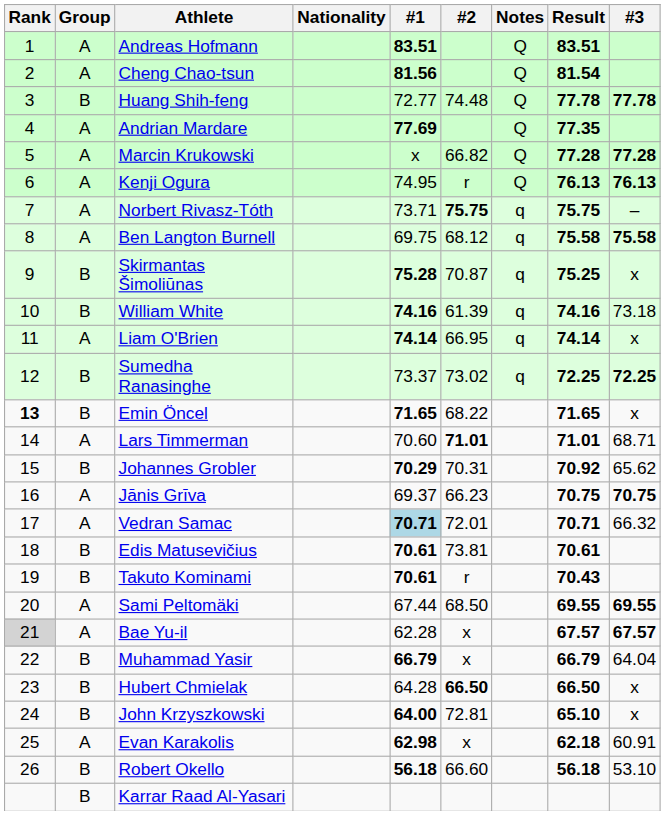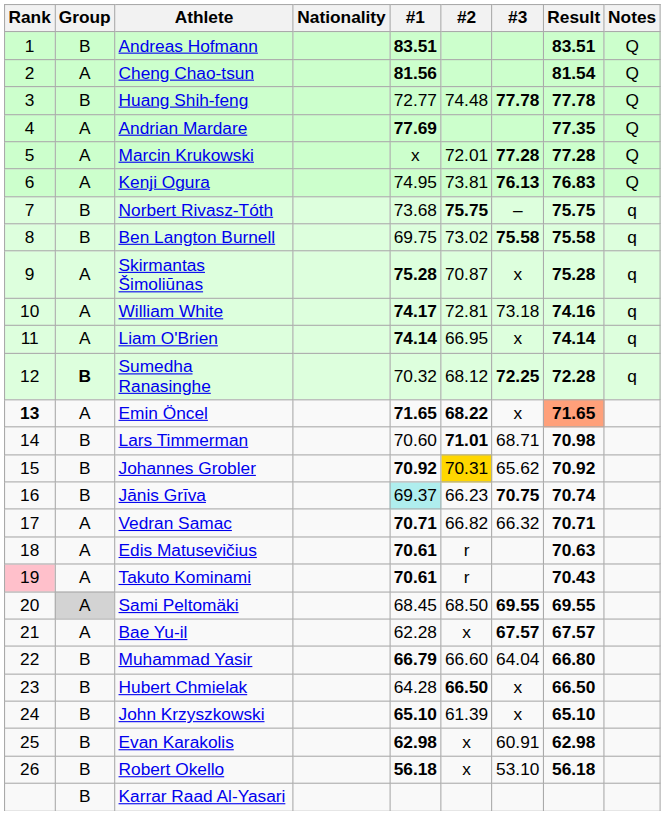columns swapped: (634, 18) <-> (520, 18)
(85, 45) A -> (85, 45) B
(467, 155) 66.82 -> (467, 155) 72.01
(467, 182) r -> (467, 182) 73.81
(578, 182) 76.13 -> (574, 182) 76.83
(85, 210) A -> (85, 210) B
(415, 210) 73.71 -> (415, 210) 73.68
(85, 237) A -> (85, 237) B
(467, 237) 68.12 -> (467, 237) 73.02
(85, 274) B -> (85, 274) A
(578, 274) 75.25 -> (574, 274) 75.28
(85, 311) B -> (85, 311) A
(415, 311) 74.16 -> (415, 311) 74.17
(467, 311) 61.39 -> (467, 311) 72.81
(85, 376) normal -> (85, 376) bold
(415, 376) 73.37 -> (415, 376) 70.32
(467, 376) 73.02 -> (467, 376) 68.12
(578, 376) 72.25 -> (574, 376) 72.28
(85, 413) B -> (85, 413) A
(467, 413) normal -> (467, 413) bold
(578, 413) no background -> (574, 413) lightsalmon background
(85, 440) A -> (85, 440) B
(578, 440) 71.01 -> (574, 440) 70.98
(415, 468) 70.29 -> (415, 468) 70.92
(467, 468) no background -> (467, 468) gold background
(85, 495) A -> (85, 495) B
(415, 495) no background -> (415, 495) paleturquoise background
(578, 495) 70.75 -> (574, 495) 70.74
(415, 522) lightblue background -> (415, 522) no background
(467, 522) 72.01 -> (467, 522) 66.82
(85, 550) B -> (85, 550) A
(467, 550) 73.81 -> (467, 550) r
(578, 550) 70.61 -> (574, 550) 70.63
(30, 577) no background -> (30, 577) pink background
(85, 577) B -> (85, 577) A
(85, 605) no background -> (85, 605) lightgrey background
(415, 605) 67.44 -> (415, 605) 68.45
(30, 632) lightgrey background -> (30, 632) no background
(467, 659) x -> (467, 659) 66.60
(578, 659) 66.79 -> (574, 659) 66.80
(415, 714) 64.00 -> (415, 714) 65.10
(467, 714) 72.81 -> (467, 714) 61.39
(85, 742) A -> (85, 742) B
(578, 742) 62.18 -> (574, 742) 62.98
(467, 769) 66.60 -> (467, 769) x
